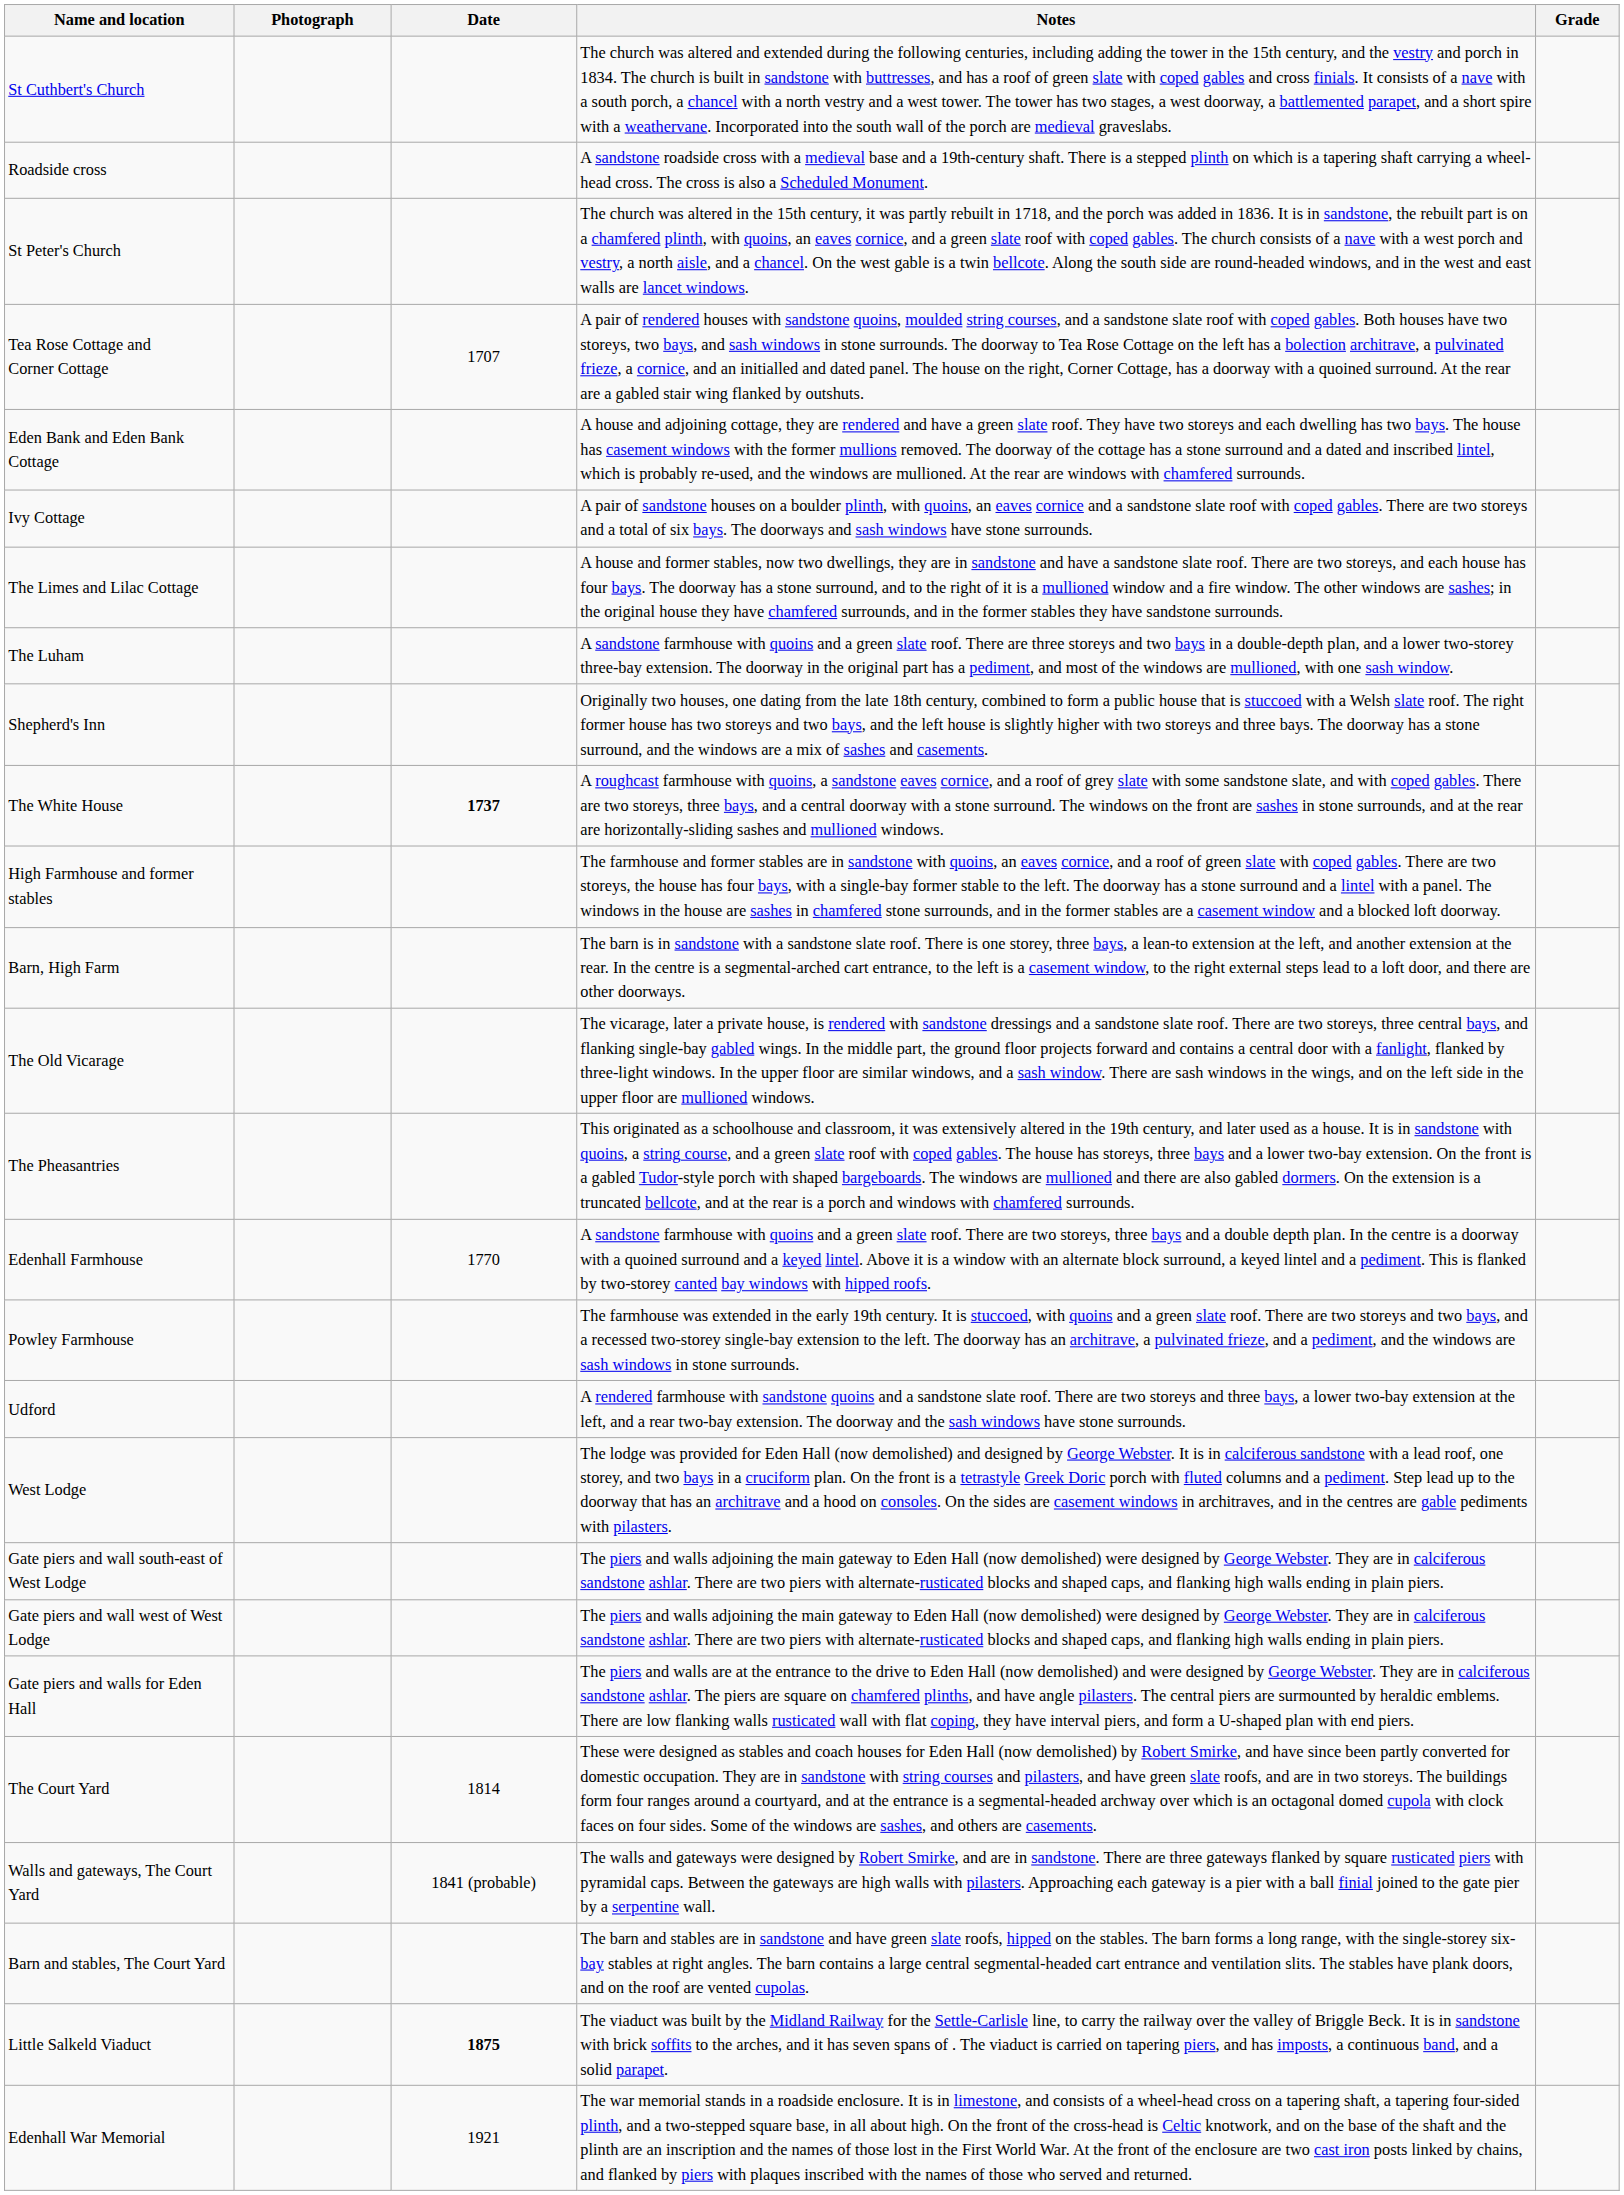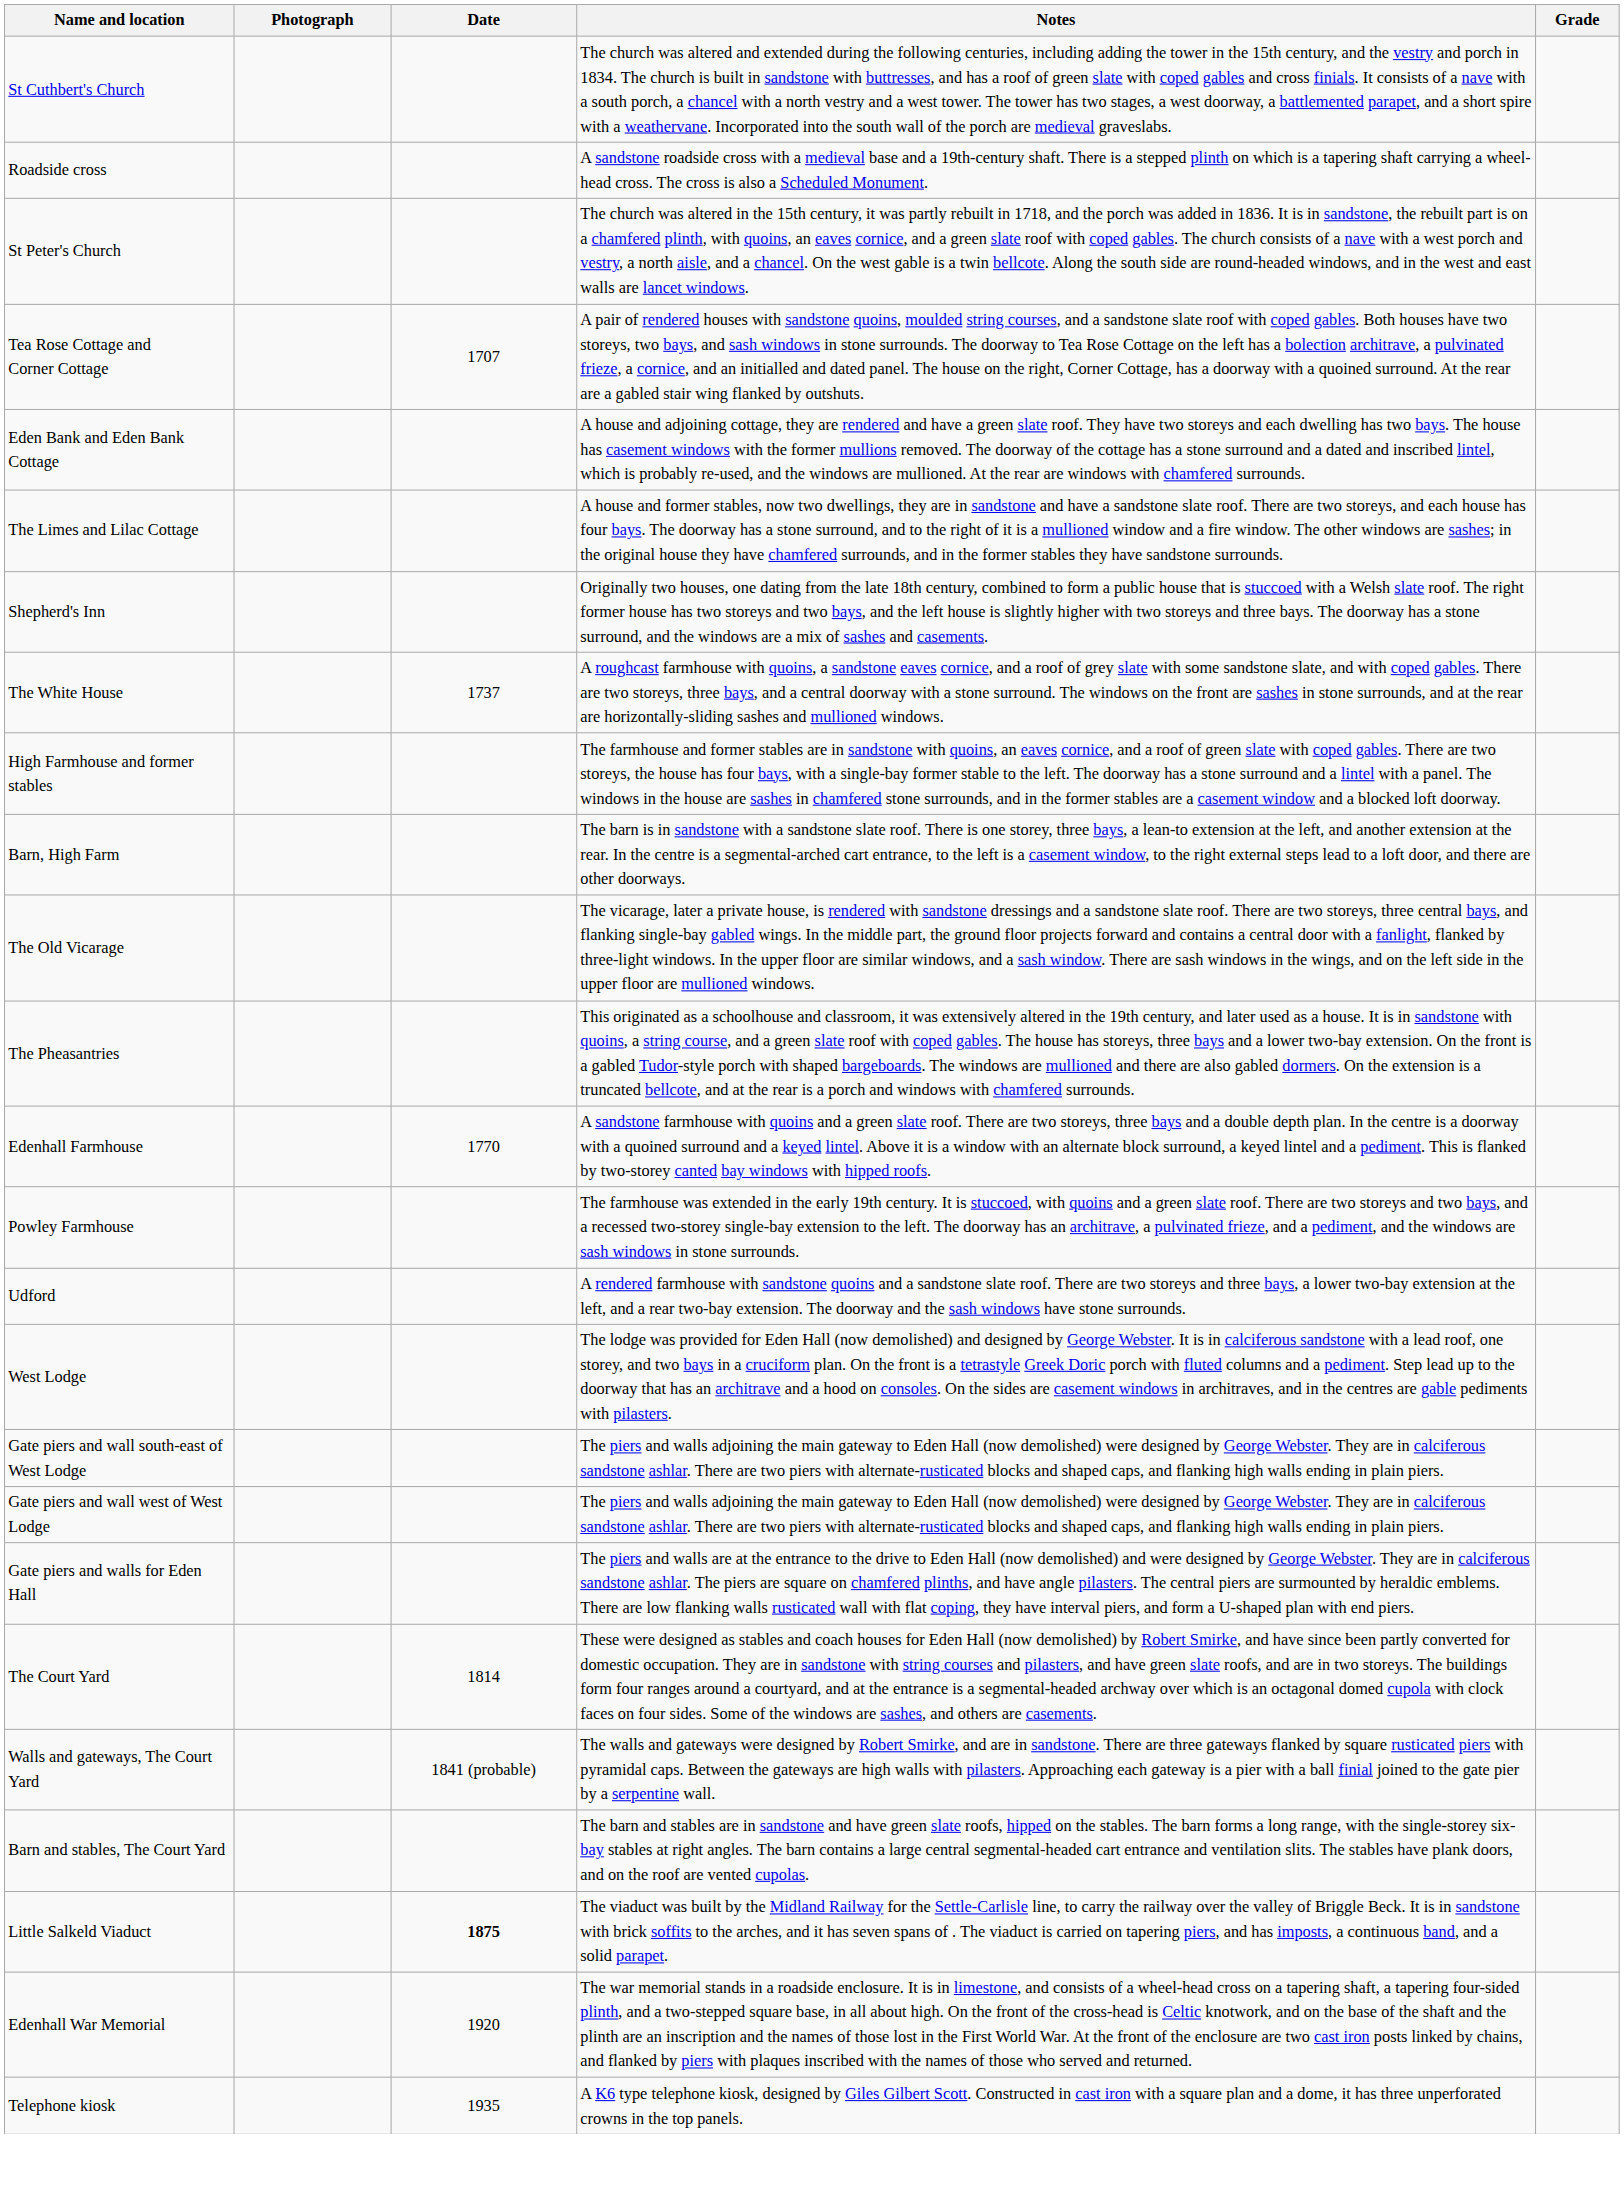- row: (47, 518)
- row: (46, 655)
(484, 805) bold -> (484, 692) normal
(484, 2137) 1921 -> (484, 2024) 1920
+ row: (62, 2105)
